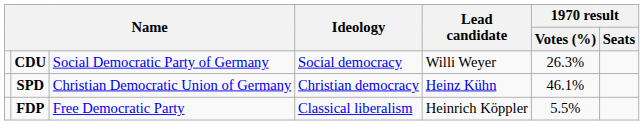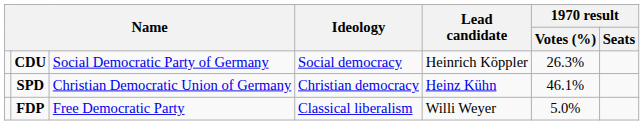(461, 62) Willi Weyer -> (477, 62) Heinrich Köppler
(477, 108) Heinrich Köppler -> (461, 108) Willi Weyer
(565, 108) 5.5% -> (565, 108) 5.0%
